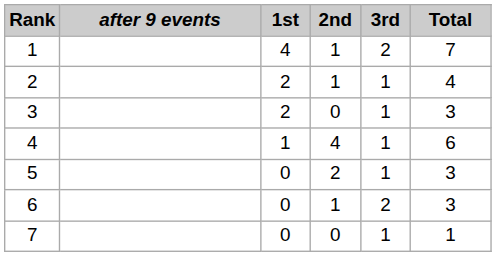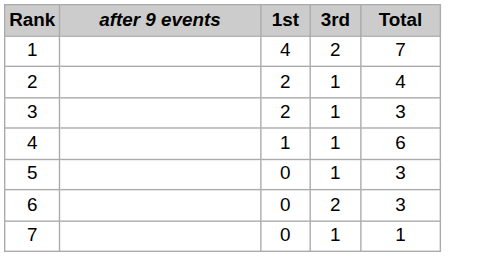- column: (335, 19)
